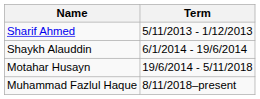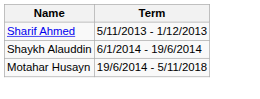- row: (72, 85)
